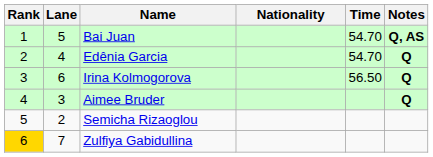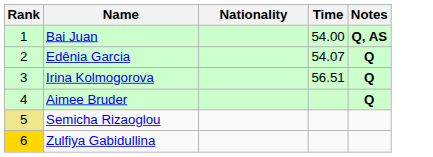- column: (62, 15)
(365, 36) 54.70 -> (328, 36) 54.00
(365, 57) 54.70 -> (328, 57) 54.07
(365, 78) 56.50 -> (328, 78) 56.51
(24, 120) no background -> (24, 120) khaki background
